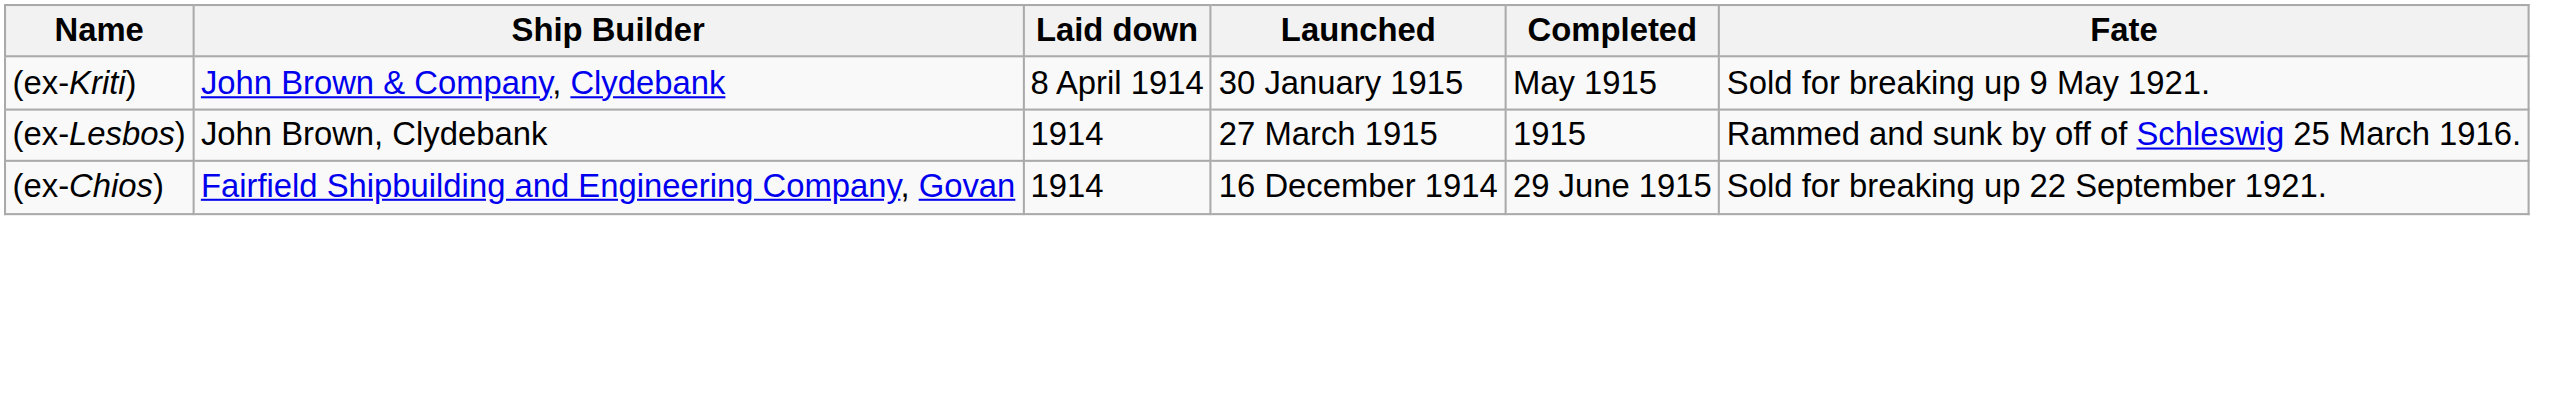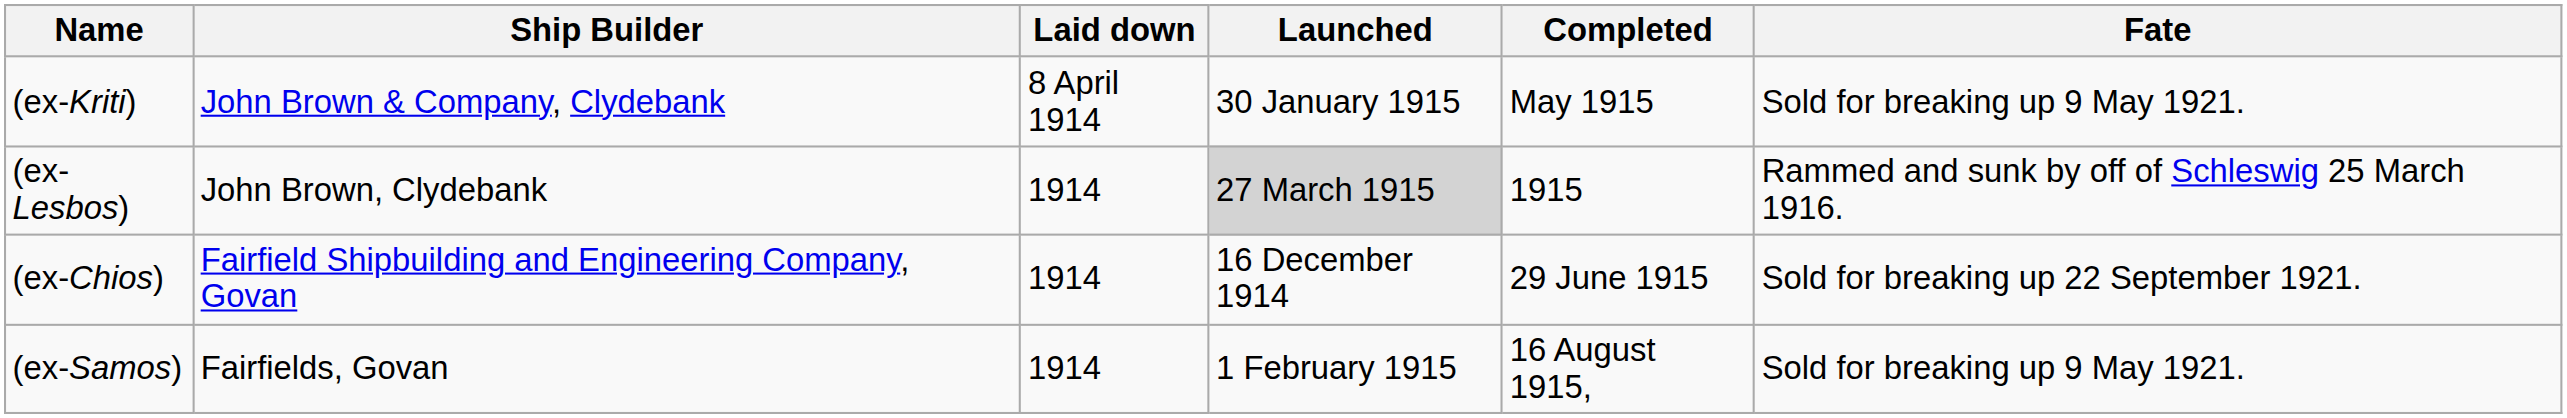(1328, 134) no background -> (1325, 189) lightgrey background
+ row: (97, 367)
